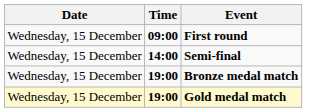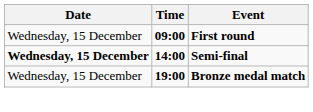(75, 55) normal -> (78, 55) bold
- row: (235, 96)
